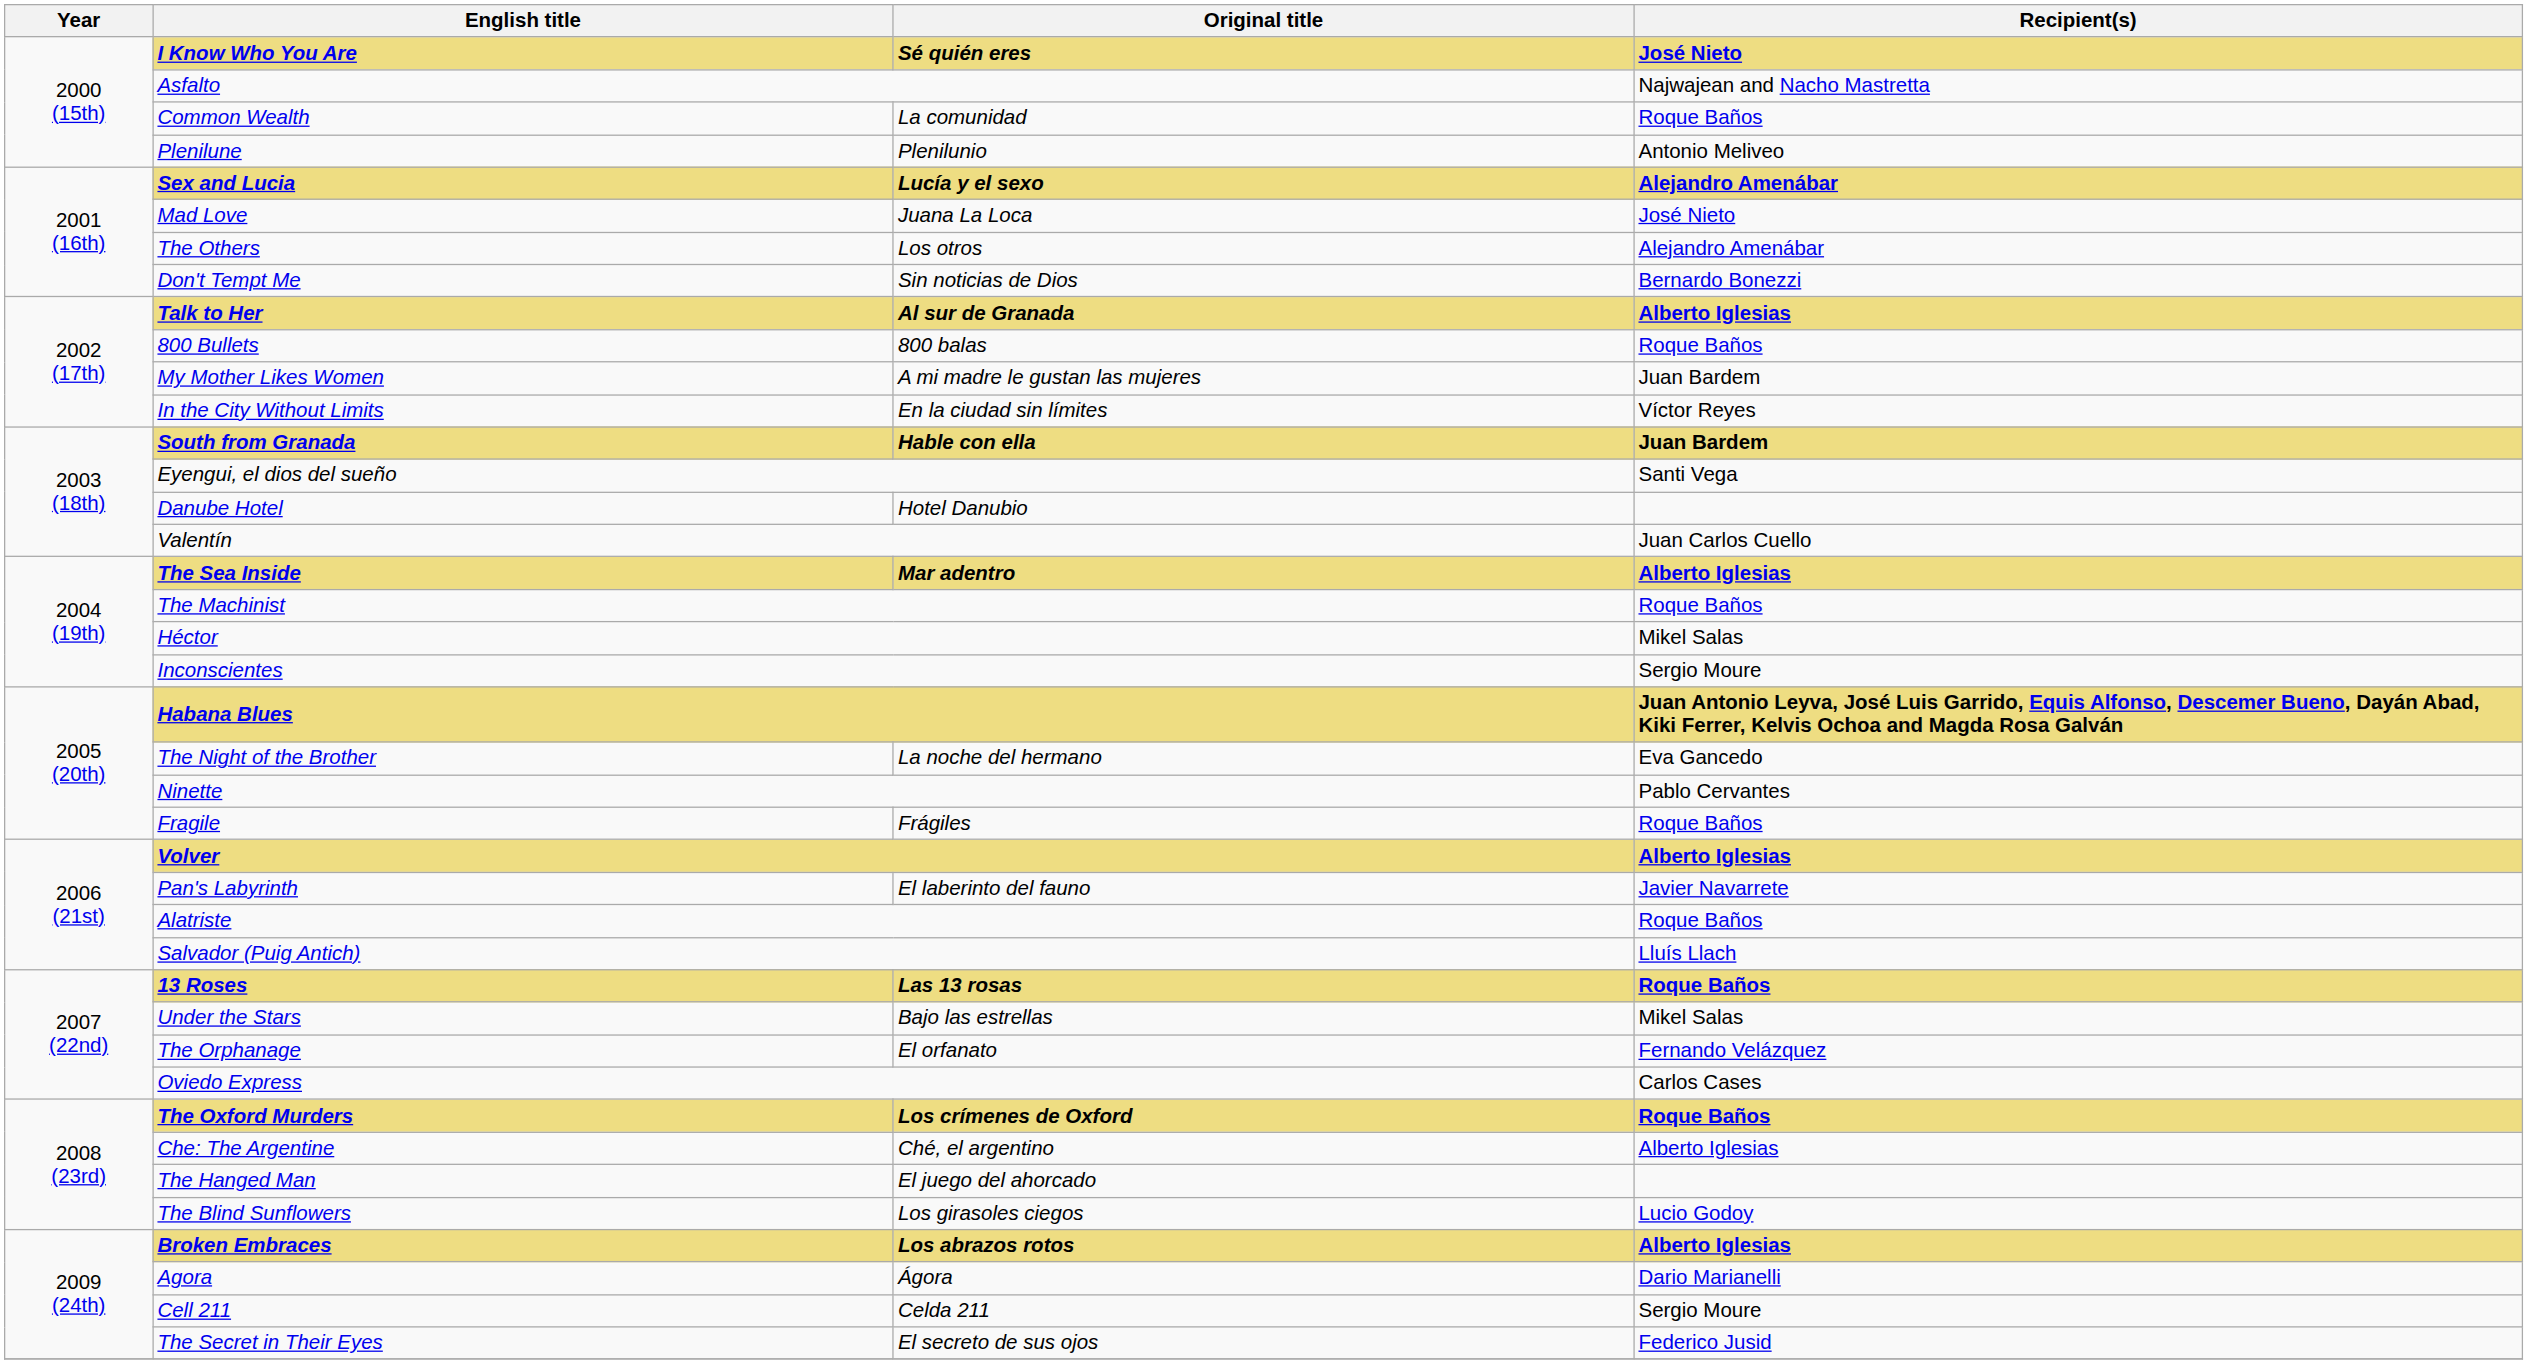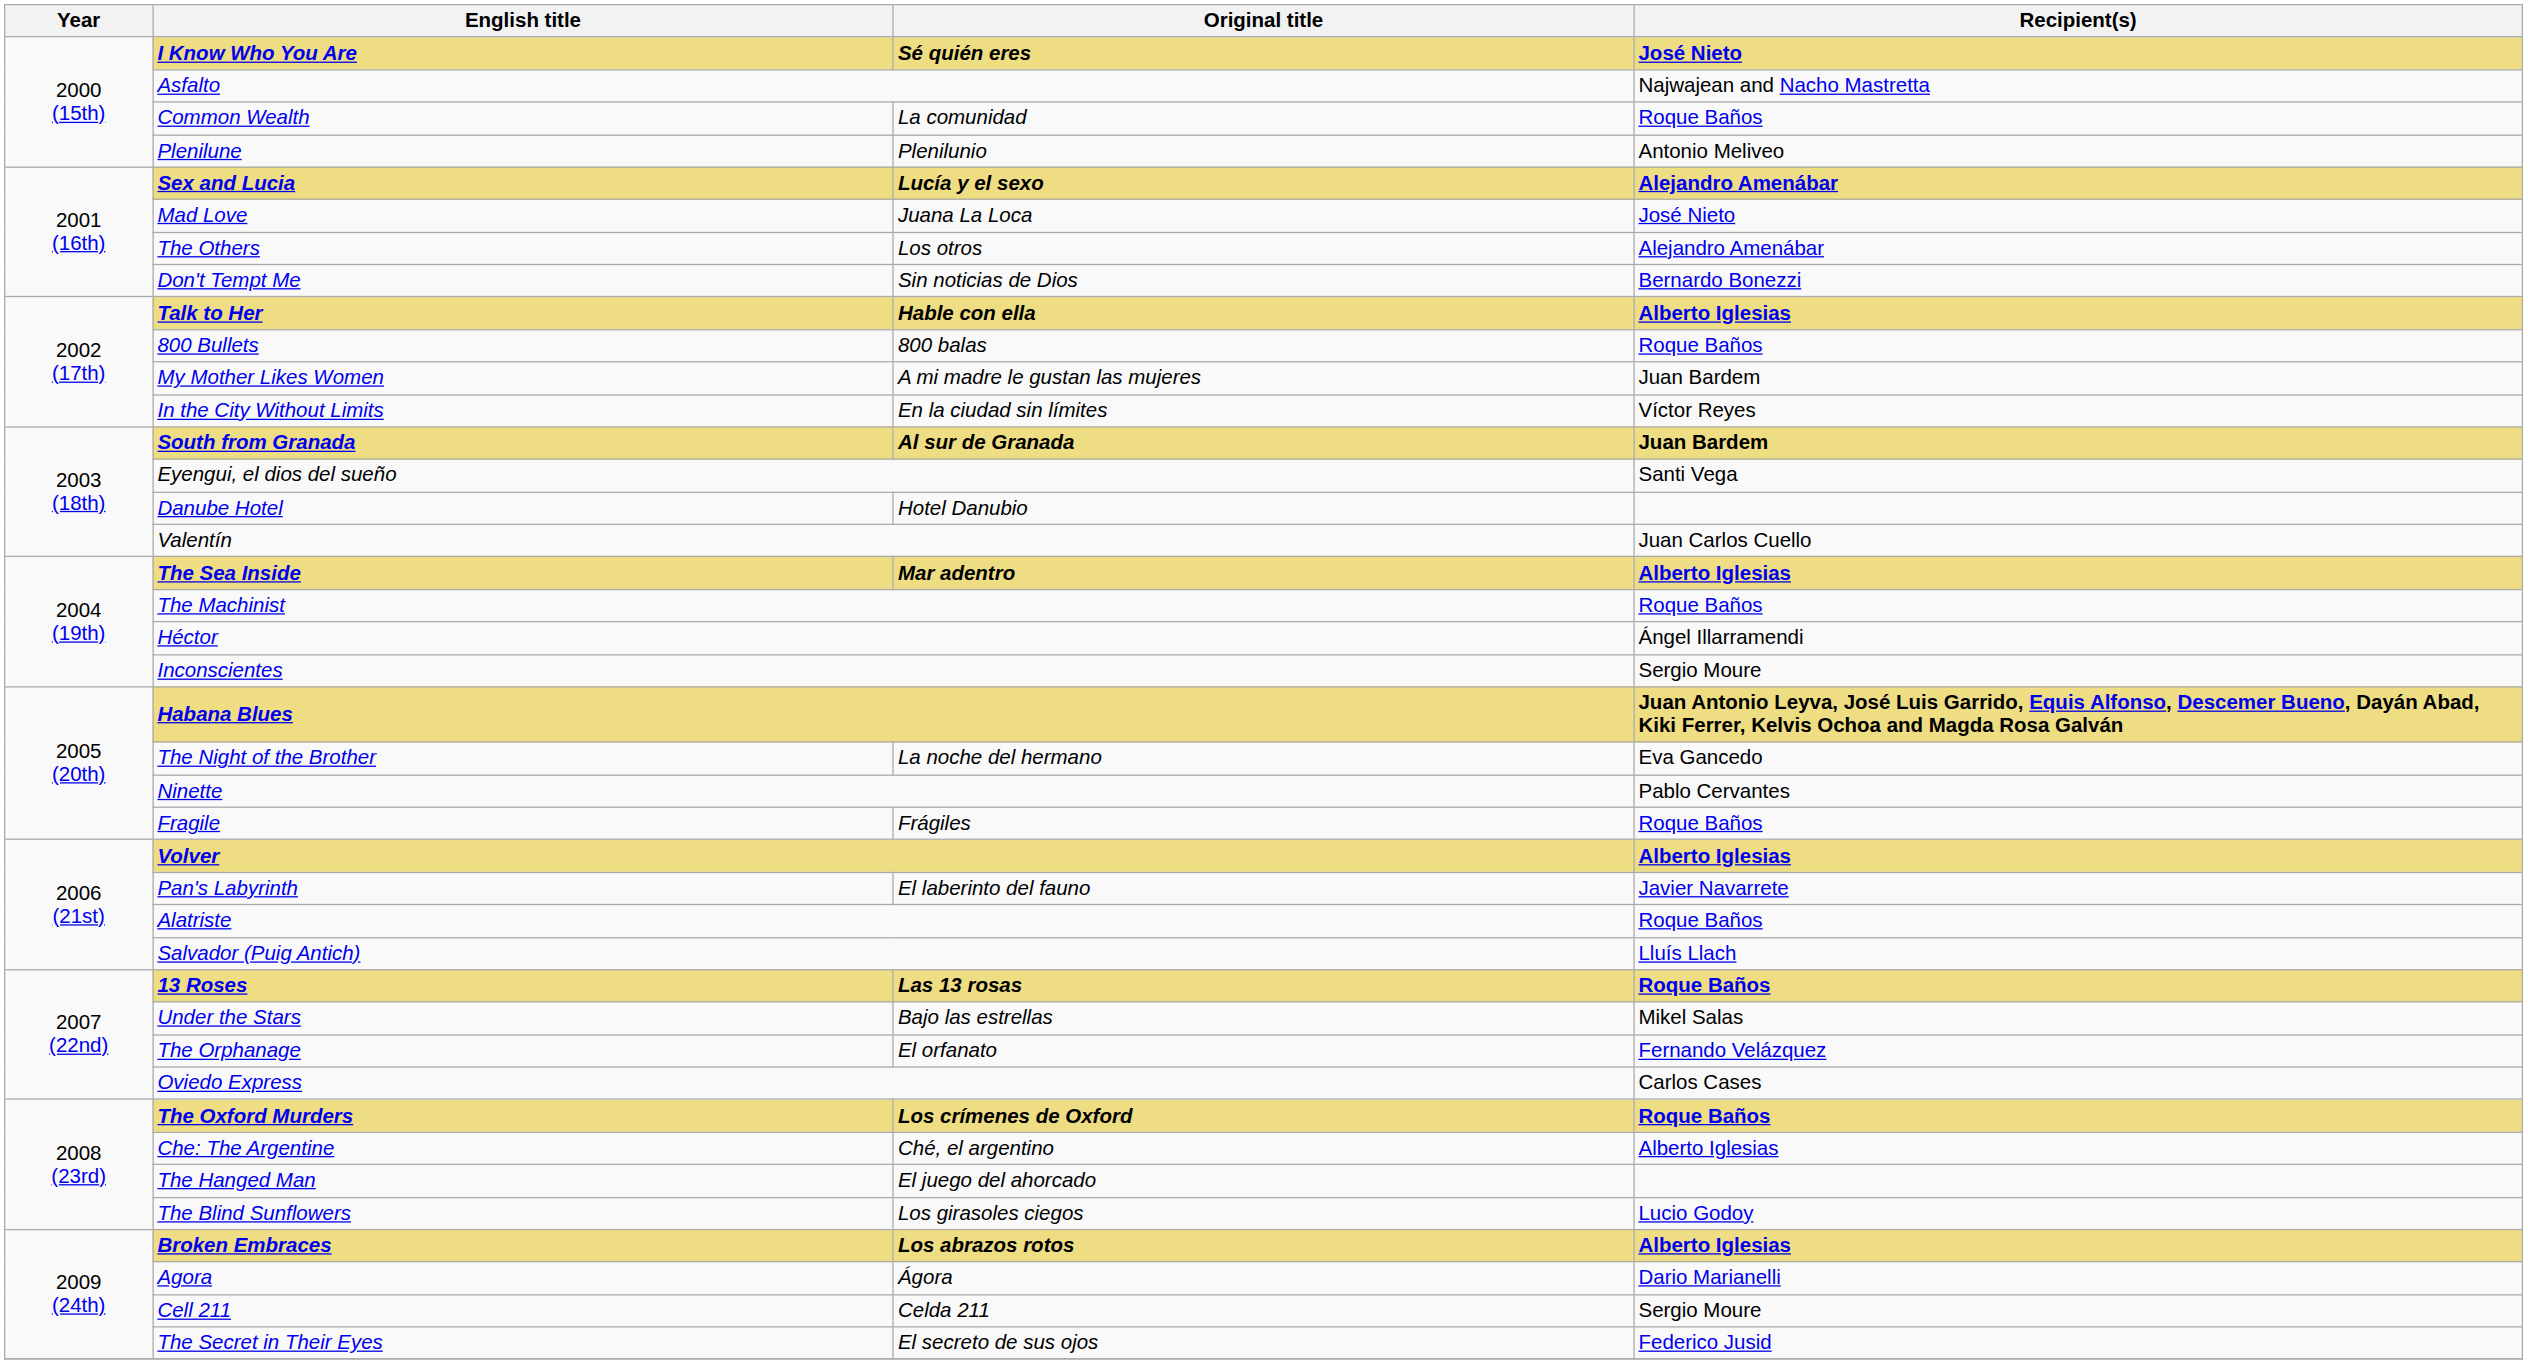(986, 313) Al sur de Granada -> (967, 313) Hable con ella
(967, 442) Hable con ella -> (986, 442) Al sur de Granada
(1691, 637) Mikel Salas -> (1721, 637) Ángel Illarramendi
